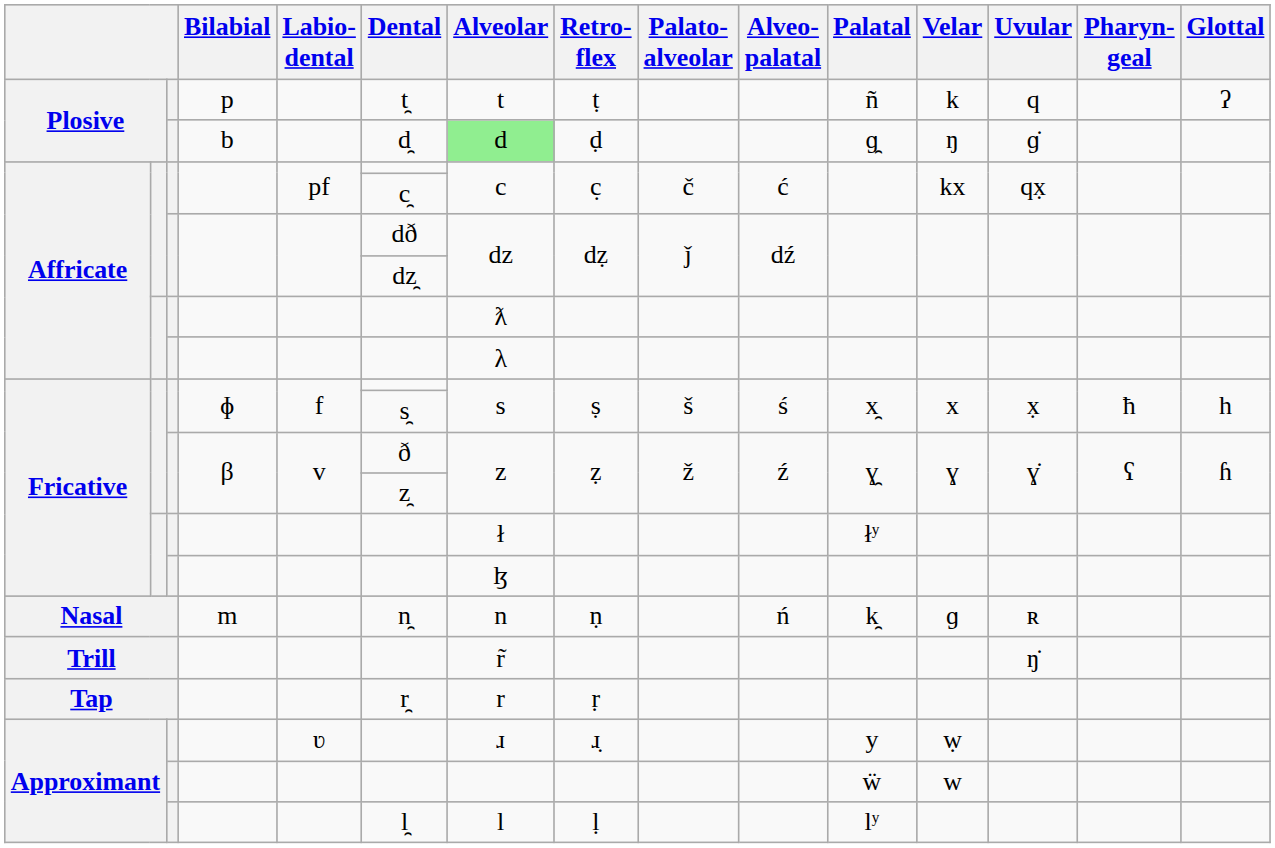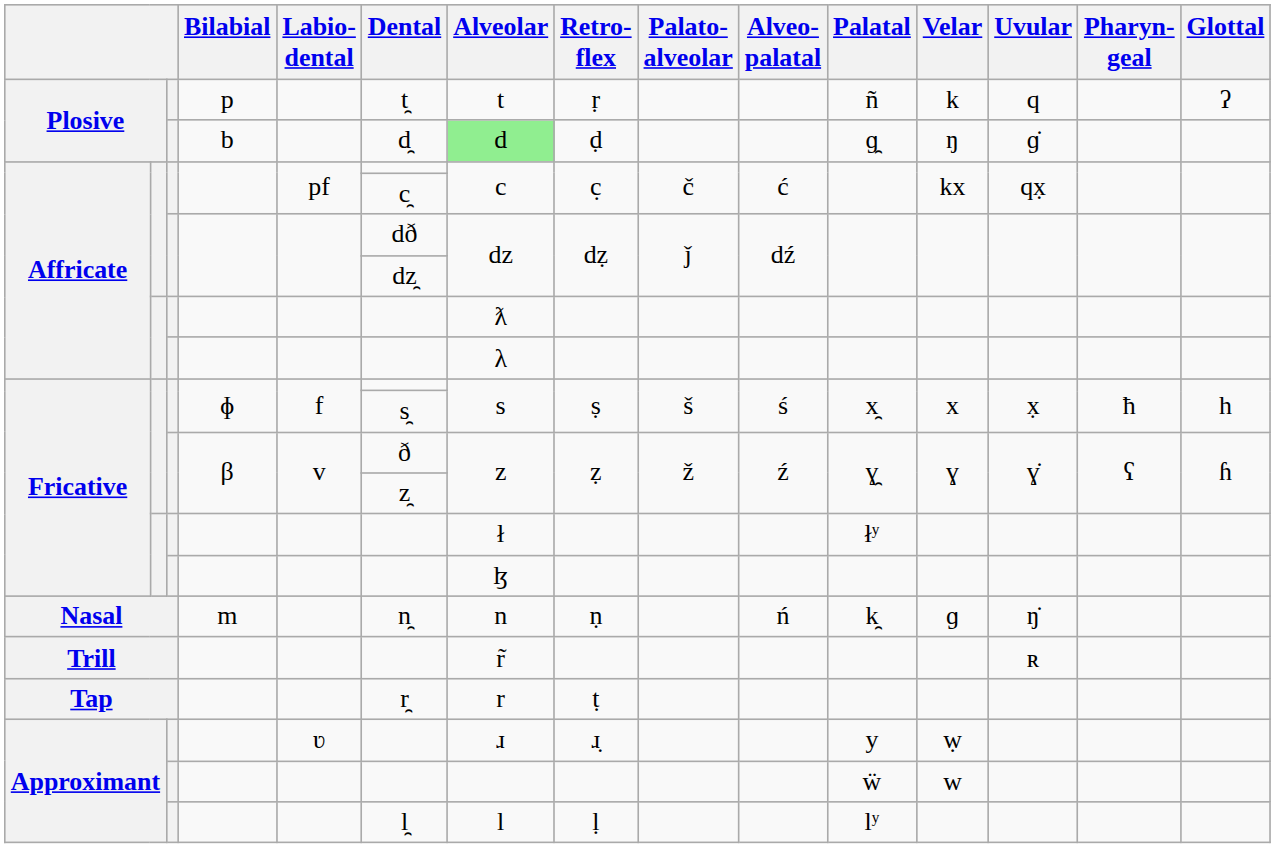(596, 99) ṭ -> (596, 99) ṛ
(1033, 616) ʀ -> (1033, 616) ŋ̇
(1033, 657) ŋ̇ -> (1033, 657) ʀ
(596, 698) ṛ -> (596, 698) ṭ
